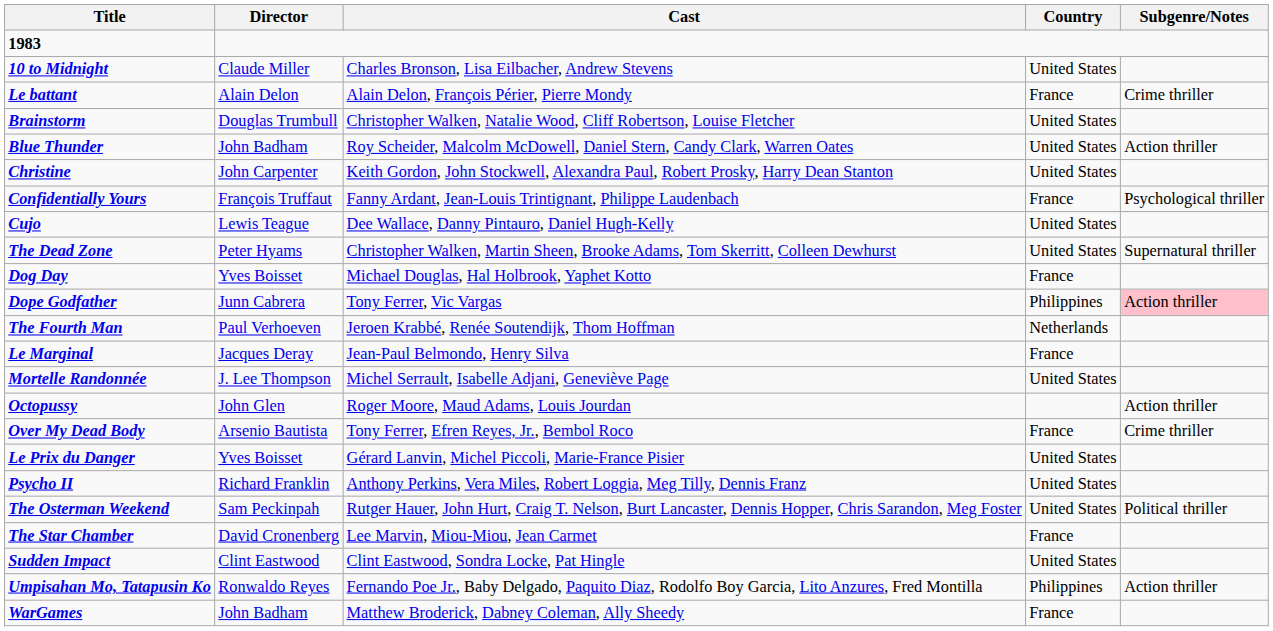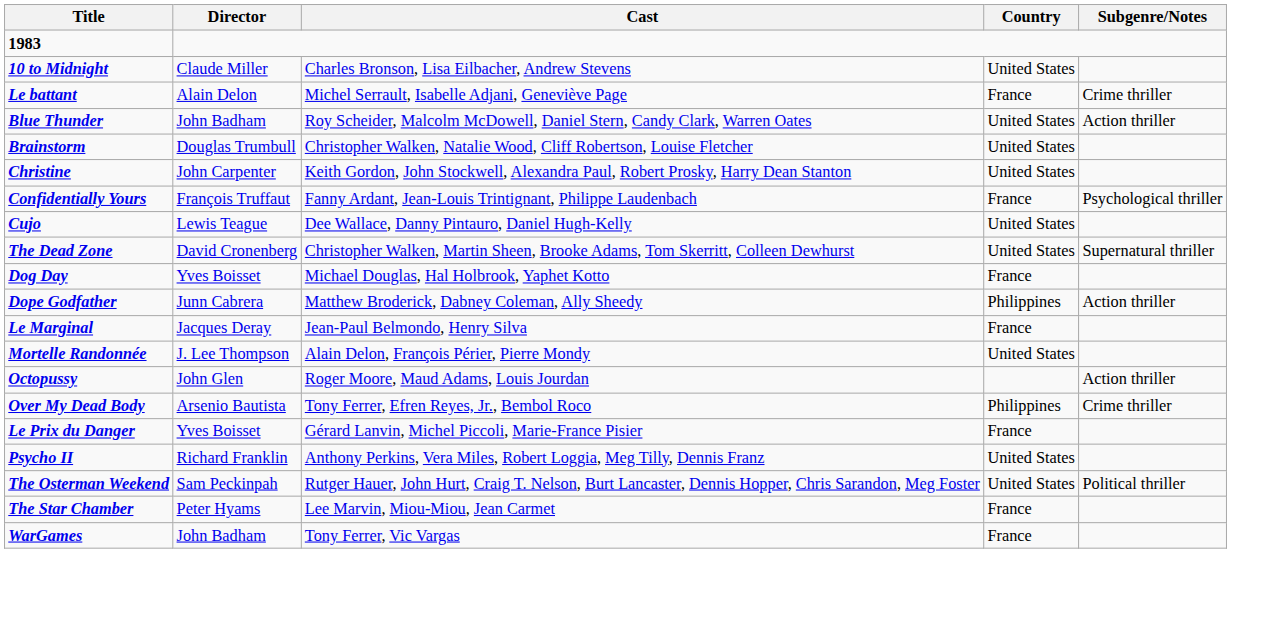(489, 95) Alain Delon, François Périer, Pierre Mondy -> (466, 95) Michel Serrault, Isabelle Adjani, Geneviève Page
rows swapped: (56, 146) <-> (47, 120)
(260, 250) Peter Hyams -> (237, 250) David Cronenberg
(424, 302) Tony Ferrer, Vic Vargas -> (474, 302) Matthew Broderick, Dabney Coleman, Ally Sheedy
(1171, 302) pink background -> (1129, 302) no background
- row: (65, 328)
(508, 379) Michel Serrault, Isabelle Adjani, Geneviève Page -> (447, 353) Alain Delon, François Périer, Pierre Mondy
(1051, 431) France -> (1024, 405) Philippines
(1073, 457) United States -> (1010, 431) France
(279, 535) David Cronenberg -> (218, 509) Peter Hyams
- row: (59, 560)
- row: (110, 586)
(515, 612) Matthew Broderick, Dabney Coleman, Ally Sheedy -> (382, 535) Tony Ferrer, Vic Vargas
